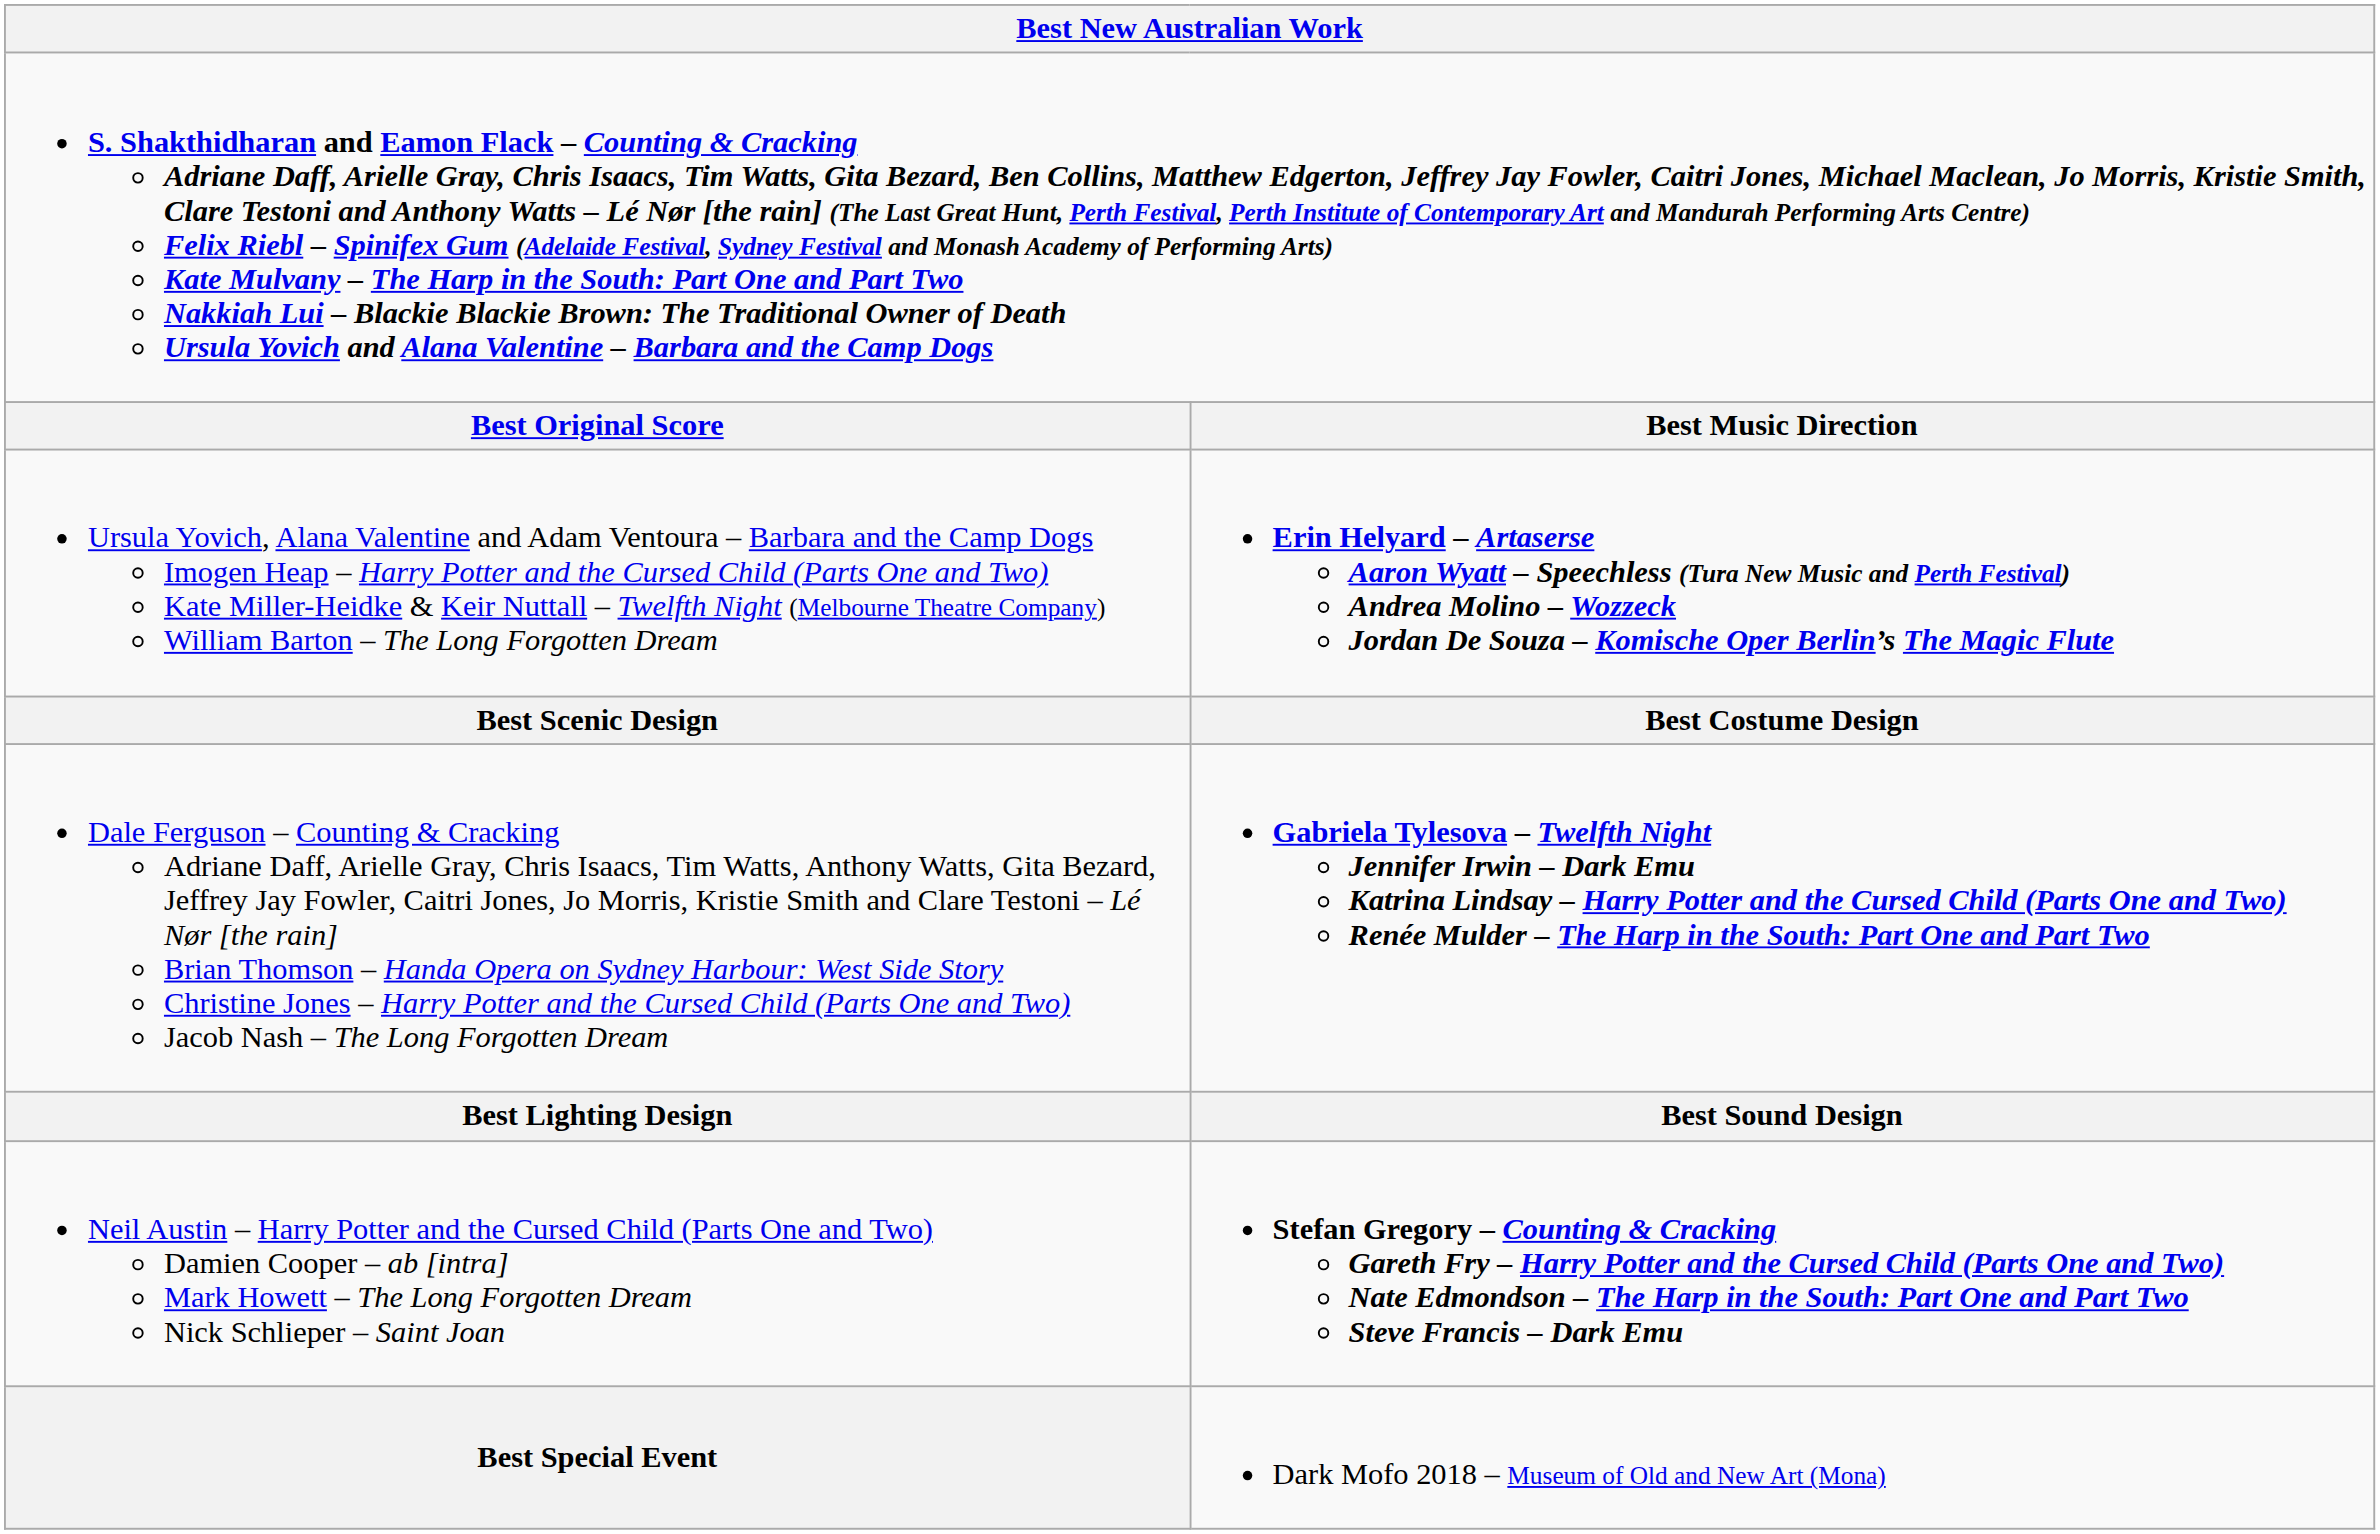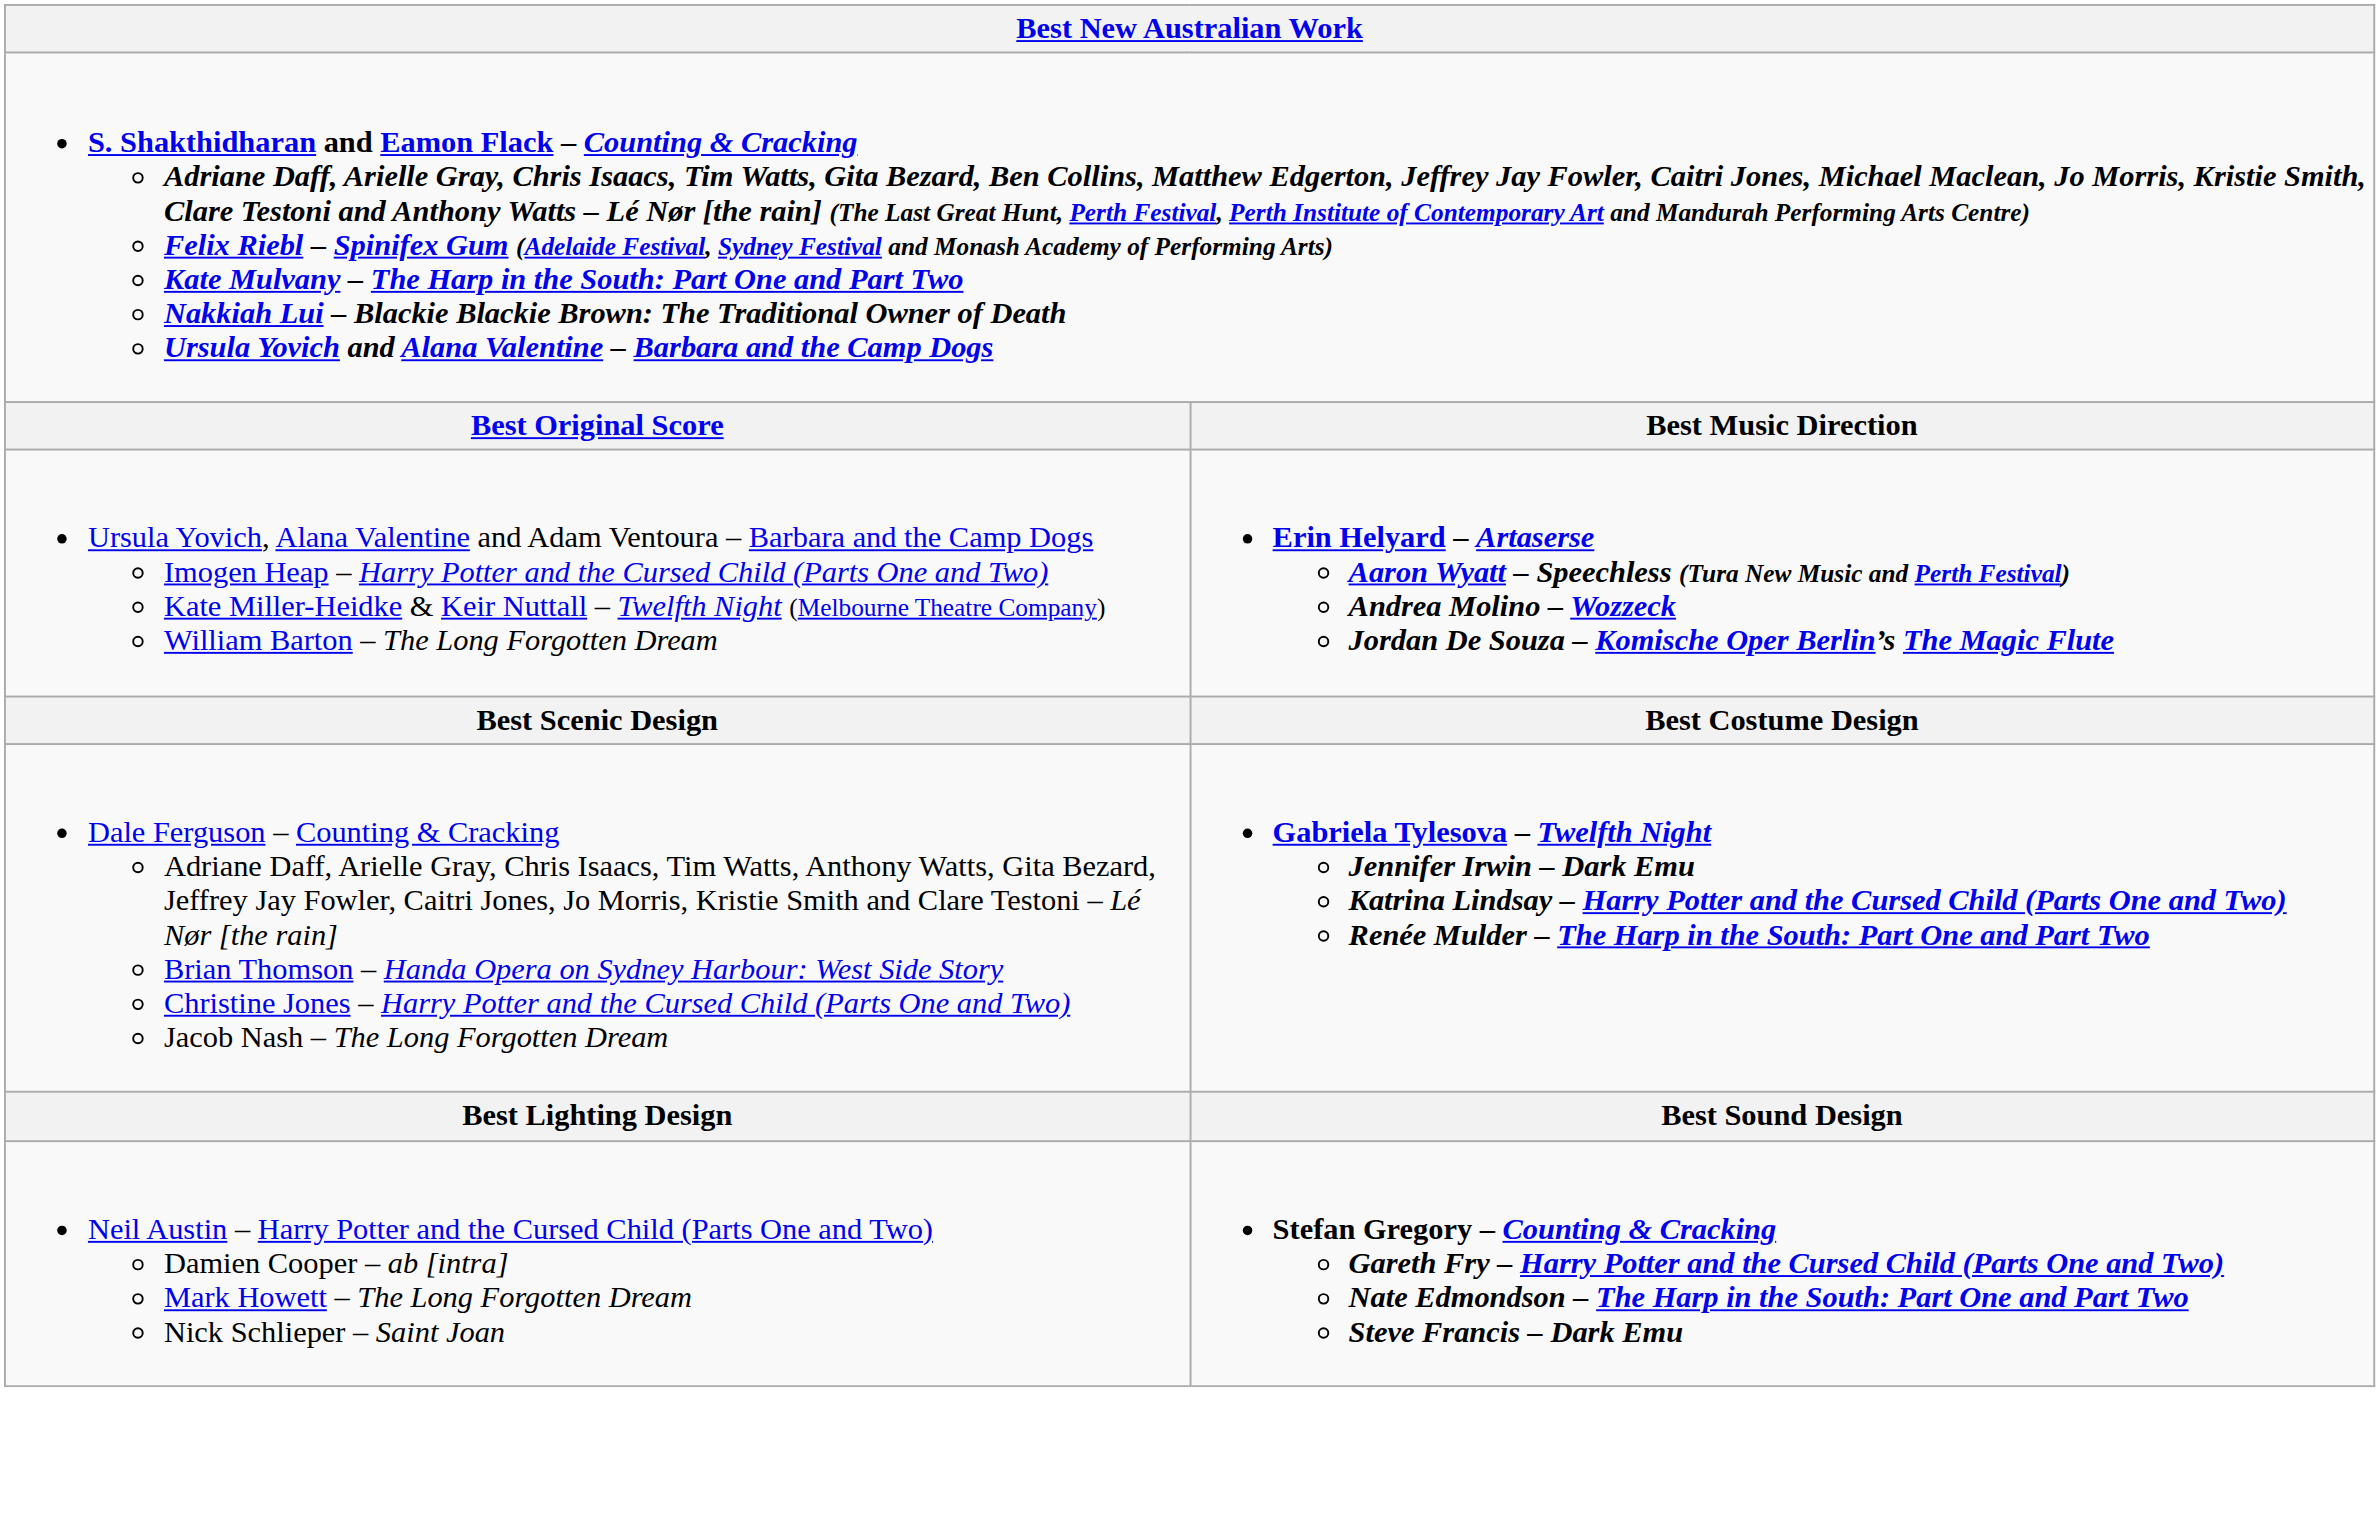- row: (597, 1457)
